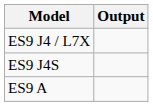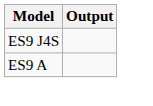- row: (49, 40)
